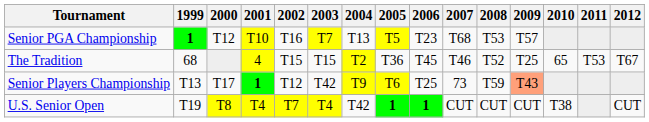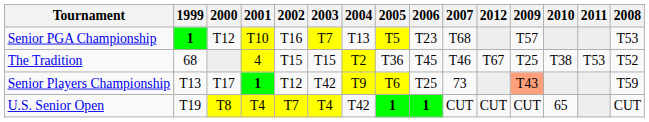columns swapped: (493, 15) <-> (627, 15)
(561, 61) 65 -> (561, 61) T38
(561, 106) T38 -> (561, 106) 65
